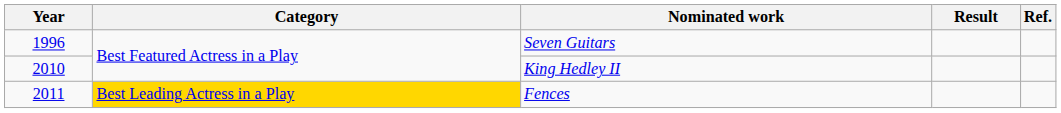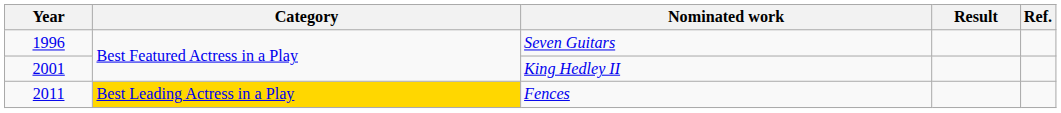(49, 68) 2010 -> (49, 68) 2001
